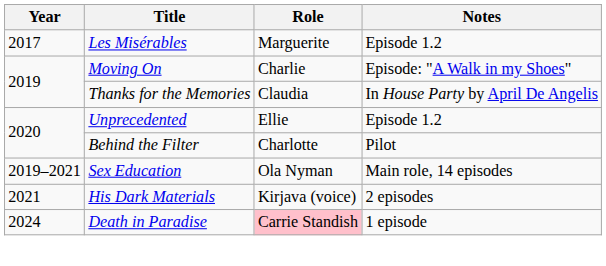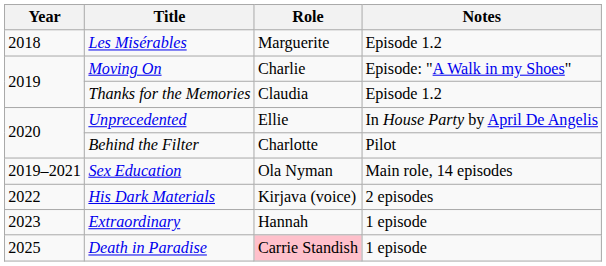(24, 42) 2017 -> (24, 42) 2018
(482, 94) In House Party by April De Angelis -> (404, 94) Episode 1.2
(404, 119) Episode 1.2 -> (482, 119) In House Party by April De Angelis
(24, 196) 2021 -> (24, 196) 2022
+ row: (134, 222)
(24, 222) 2024 -> (24, 247) 2025
